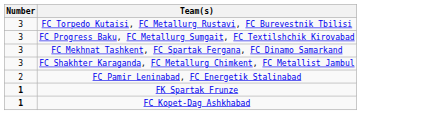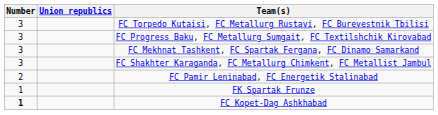+ column: (76, 11)
(21, 90) bold -> (21, 90) normal
